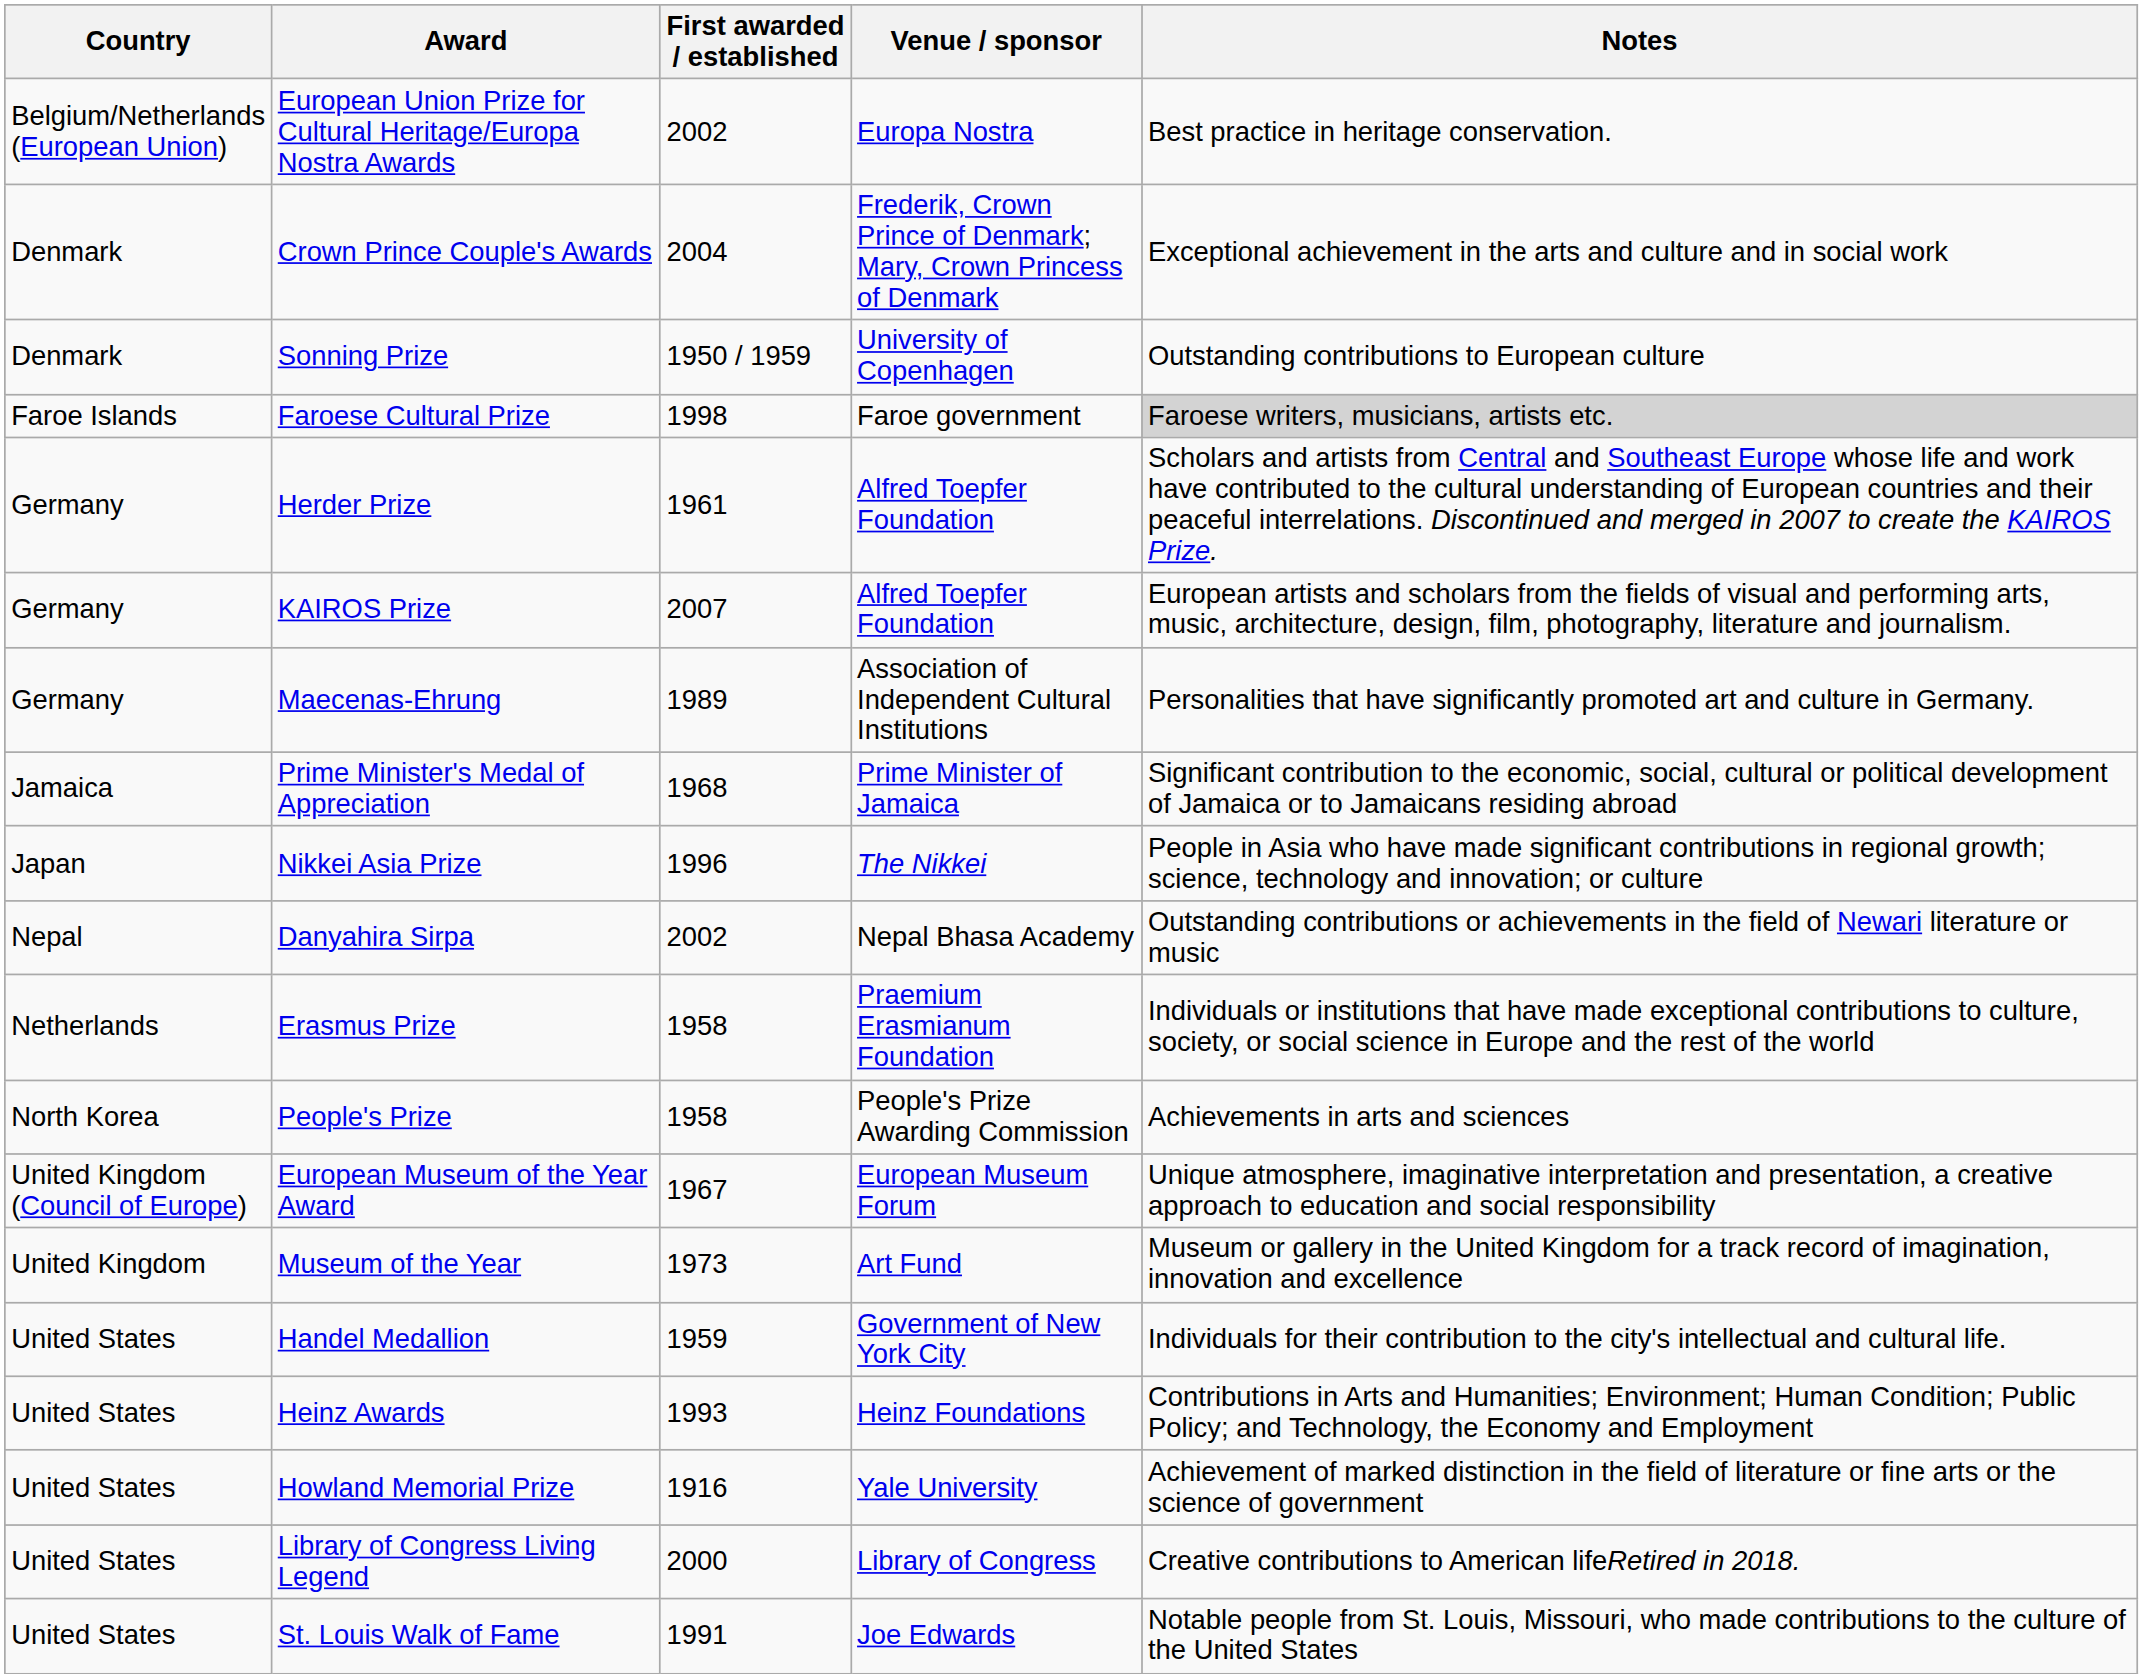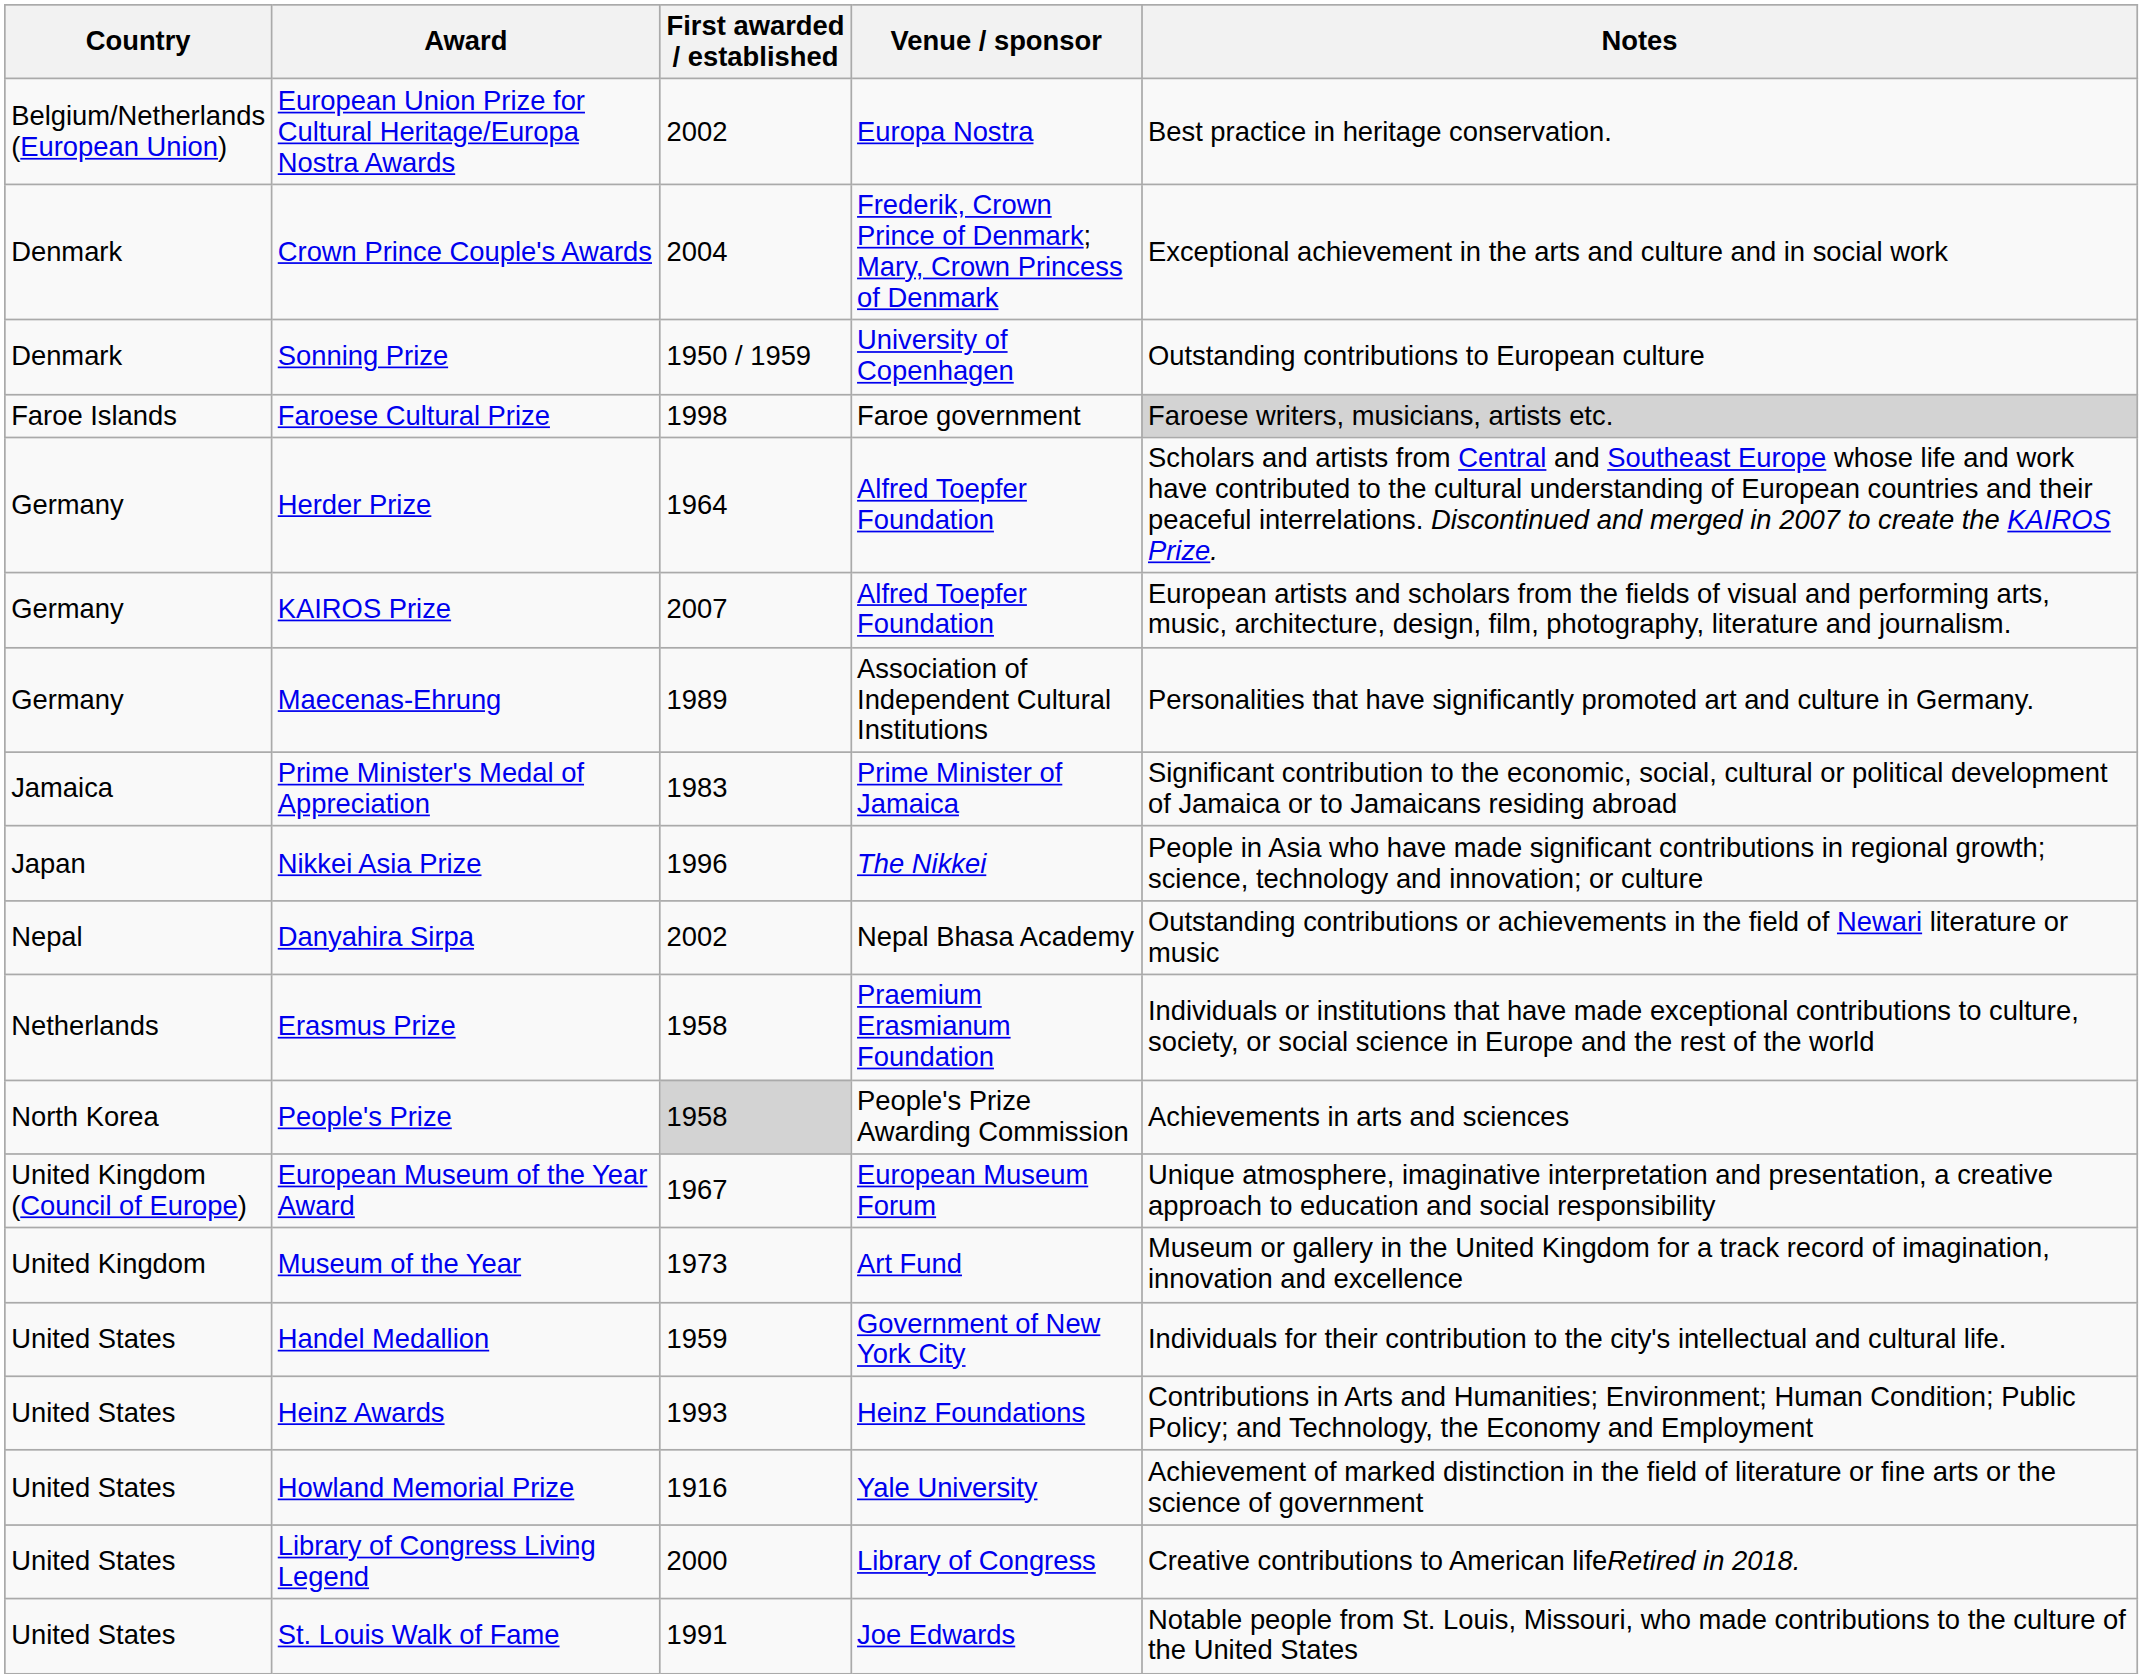(697, 504) 1961 -> (697, 504) 1964
(697, 788) 1968 -> (697, 788) 1983
(697, 1116) no background -> (697, 1116) lightgrey background
